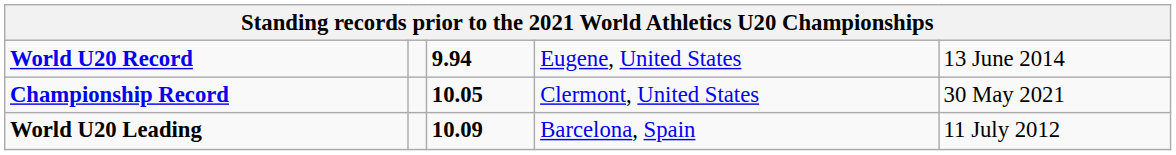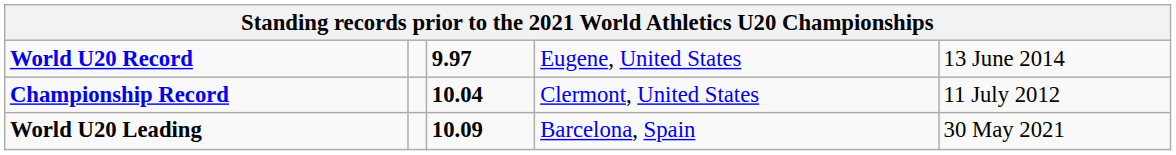(452, 58) 9.94 -> (452, 58) 9.97
(457, 94) 10.05 -> (457, 94) 10.04
(1004, 94) 30 May 2021 -> (1002, 94) 11 July 2012
(1002, 130) 11 July 2012 -> (1004, 130) 30 May 2021
